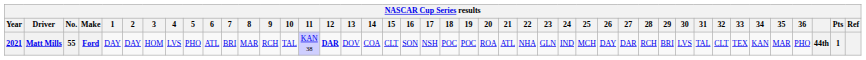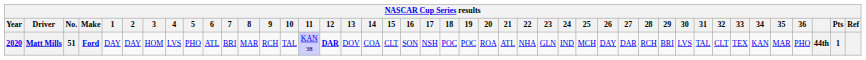(14, 43) 2021 -> (14, 43) 2020
(71, 43) 55 -> (71, 43) 51
